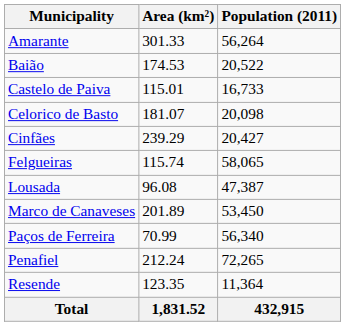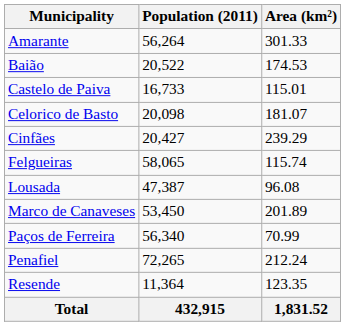columns swapped: (279, 16) <-> (178, 16)
